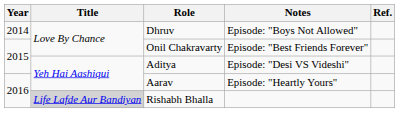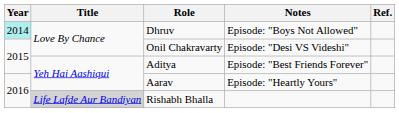(18, 30) no background -> (18, 30) paleturquoise background
(298, 47) Episode: "Best Friends Forever" -> (288, 47) Episode: "Desi VS Videshi"
(288, 64) Episode: "Desi VS Videshi" -> (298, 64) Episode: "Best Friends Forever"
